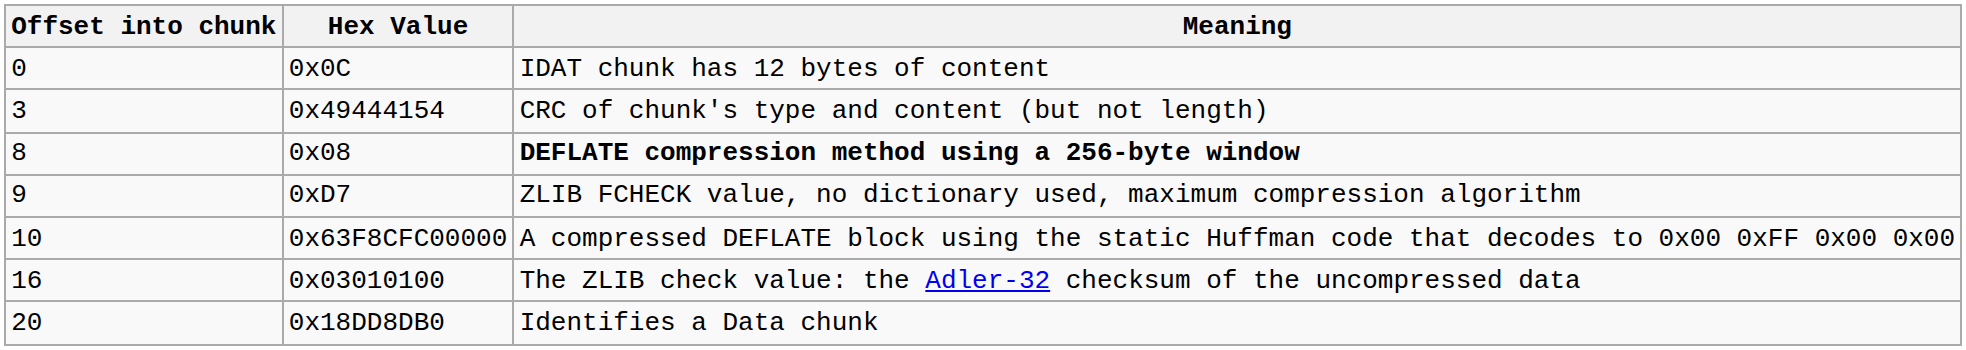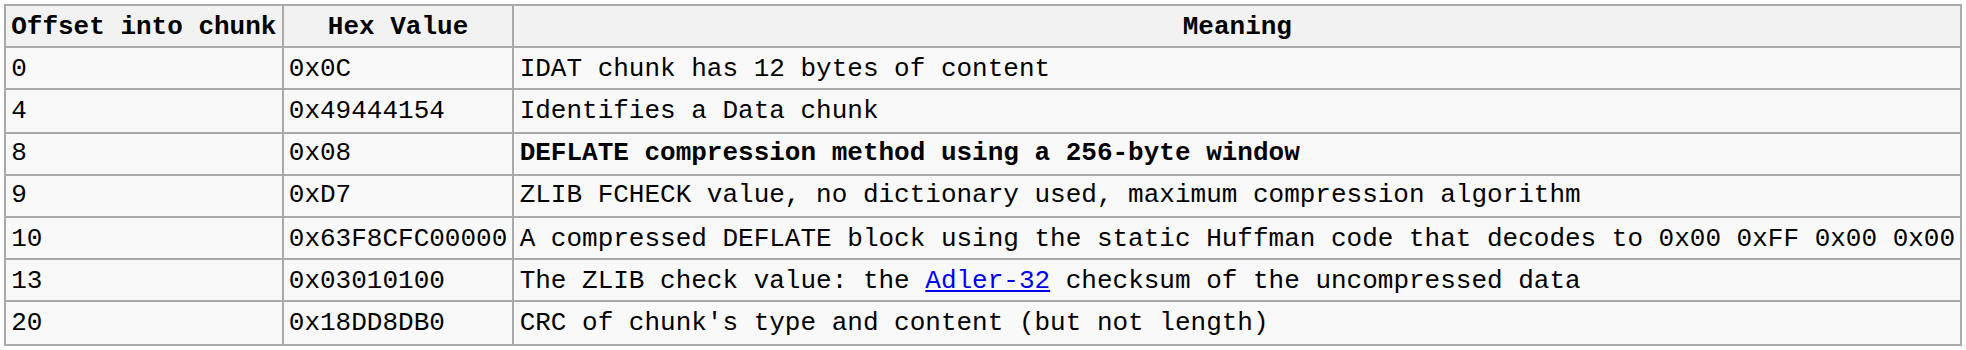(19, 111) 3 -> (19, 111) 4
(894, 111) CRC of chunk's type and content (but not length) -> (699, 111) Identifies a Data chunk
(27, 280) 16 -> (27, 280) 13
(699, 323) Identifies a Data chunk -> (894, 323) CRC of chunk's type and content (but not length)
